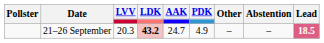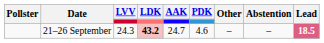(126, 31) 20.3 -> (126, 31) 24.3
(202, 31) 4.9 -> (202, 31) 4.6
